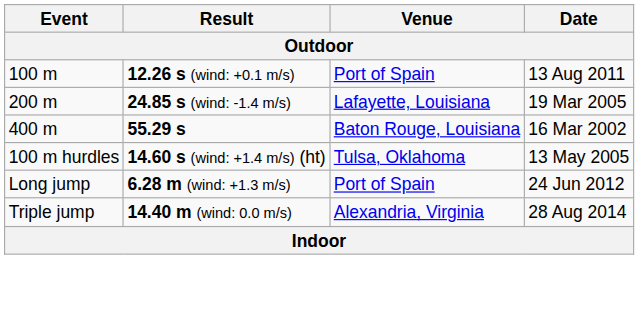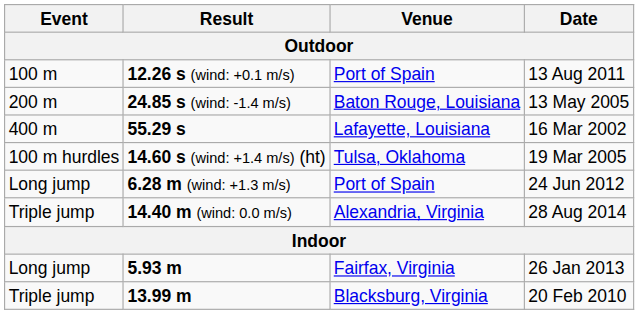(412, 102) Lafayette, Louisiana -> (427, 102) Baton Rouge, Louisiana
(577, 102) 19 Mar 2005 -> (579, 102) 13 May 2005
(427, 129) Baton Rouge, Louisiana -> (412, 129) Lafayette, Louisiana
(579, 157) 13 May 2005 -> (577, 157) 19 Mar 2005
+ row: (155, 268)
+ row: (159, 295)
